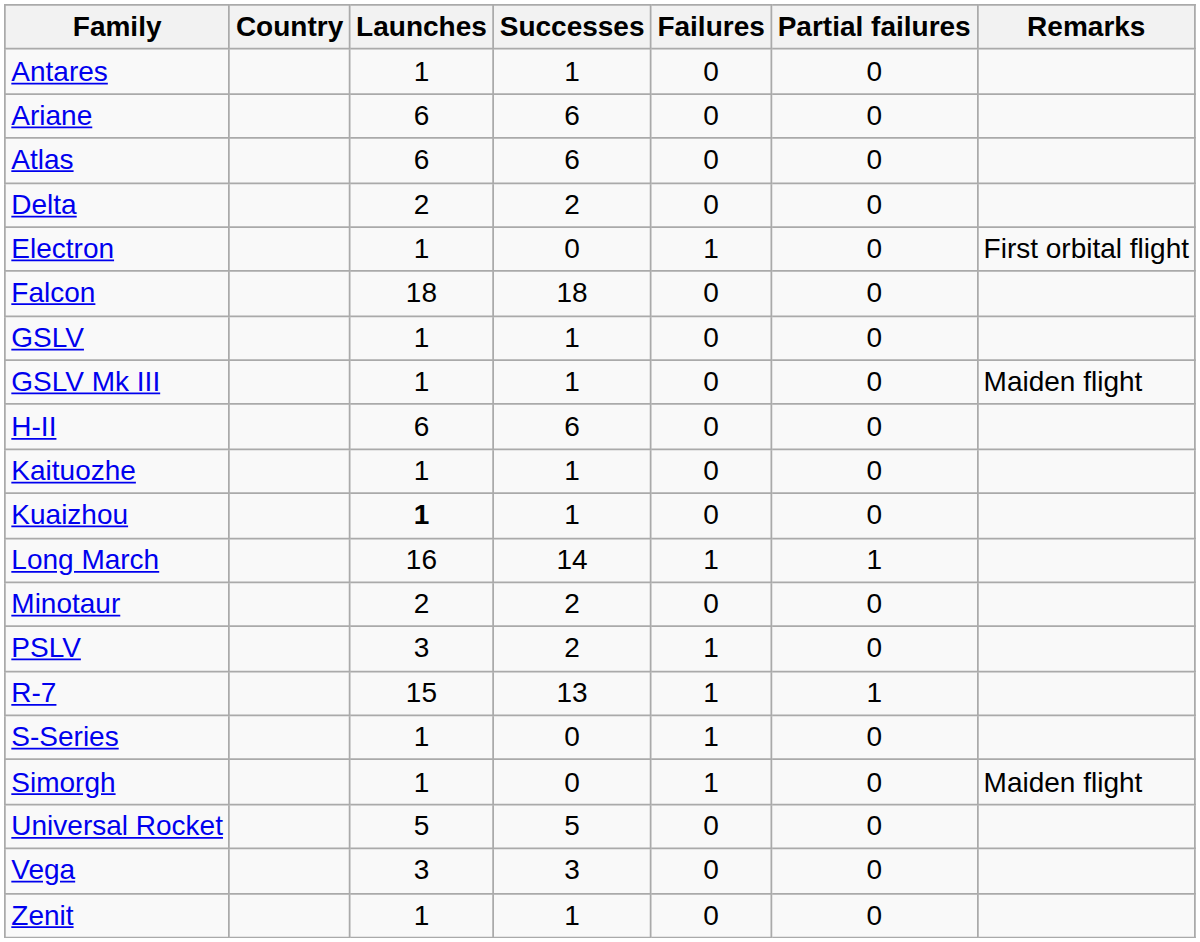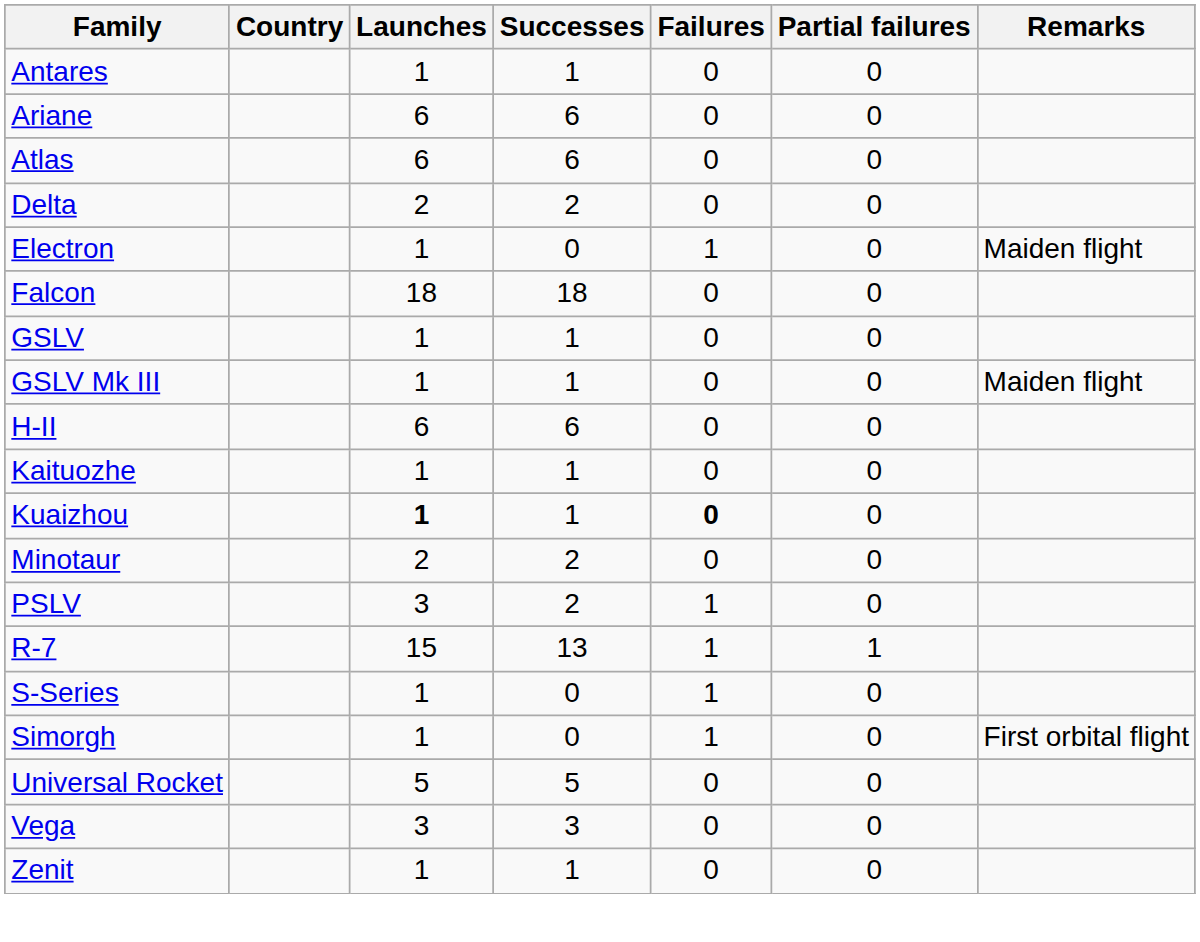(1086, 248) First orbital flight -> (1063, 248) Maiden flight
(711, 515) normal -> (711, 515) bold
- row: (85, 559)
(1063, 781) Maiden flight -> (1086, 737) First orbital flight
